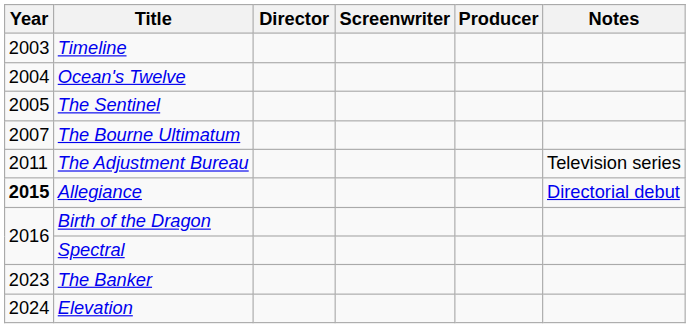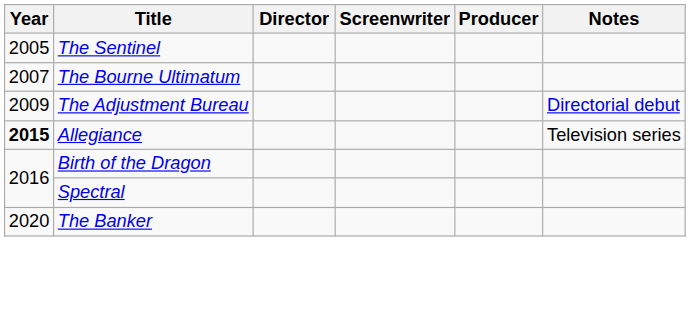- row: (92, 47)
- row: (122, 76)
(28, 163) 2011 -> (29, 105) 2009
(614, 163) Television series -> (613, 105) Directorial debut
(613, 192) Directorial debut -> (614, 134) Television series
(29, 279) 2023 -> (29, 221) 2020
- row: (95, 308)
